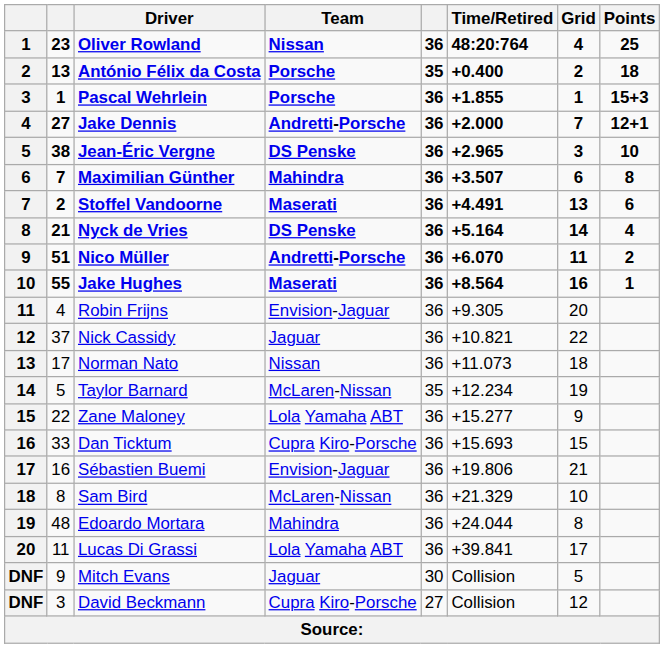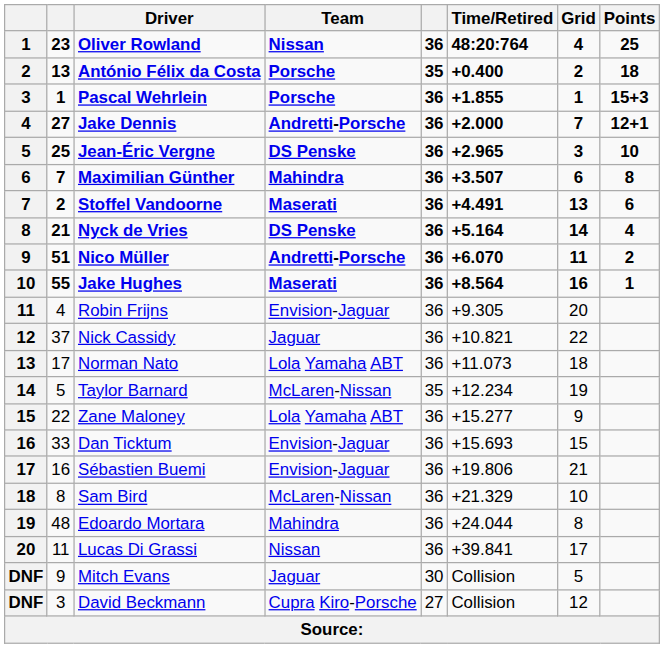(61, 150) 38 -> (61, 150) 25
(294, 363) Nissan -> (336, 363) Lola Yamaha ABT
(343, 443) Cupra Kiro-Porsche -> (329, 443) Envision-Jaguar
(336, 549) Lola Yamaha ABT -> (294, 549) Nissan
